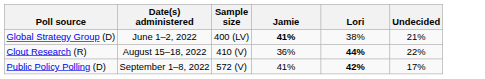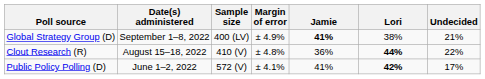+ column: (270, 17)
(165, 37) June 1–2, 2022 -> (165, 37) September 1–8, 2022
(165, 67) September 1–8, 2022 -> (165, 67) June 1–2, 2022
